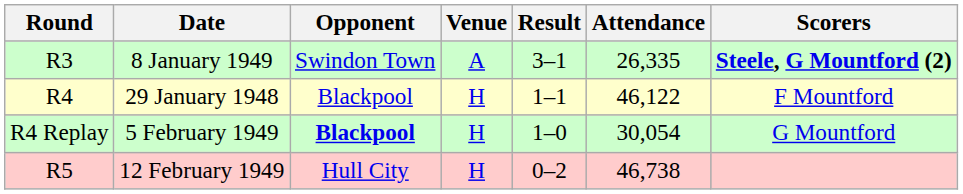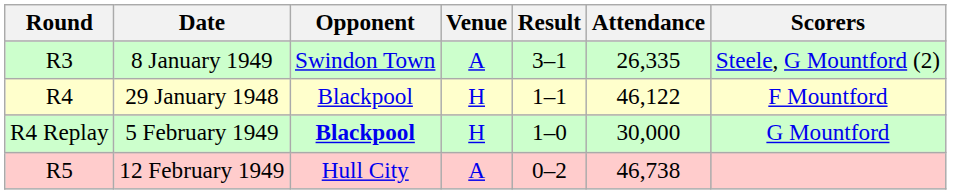(834, 59) bold -> (828, 59) normal
(648, 133) 30,054 -> (648, 133) 30,000
(477, 170) H -> (477, 170) A
